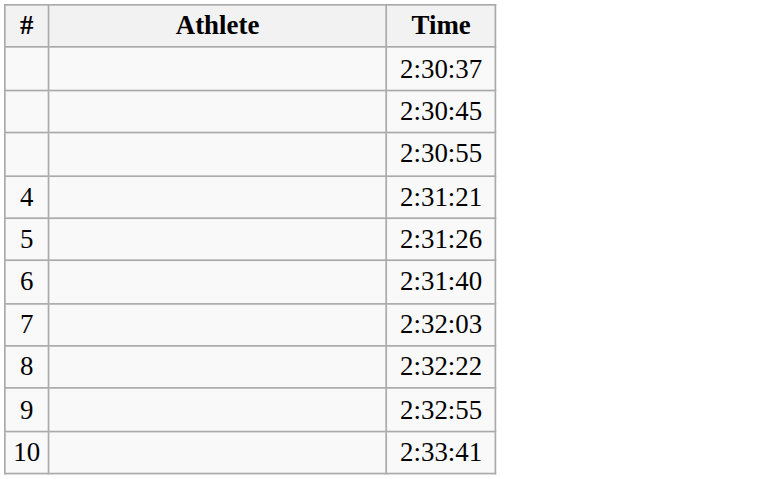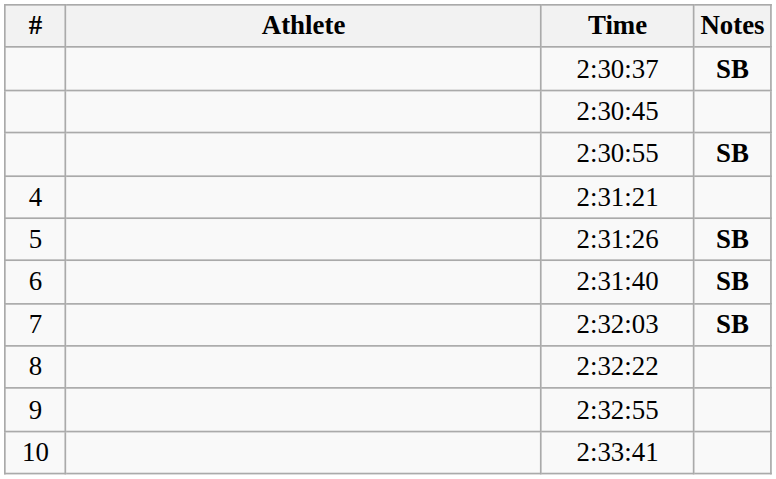+ column: (732, 25)
